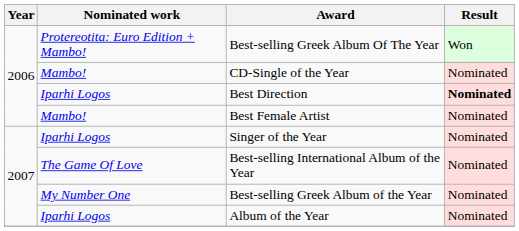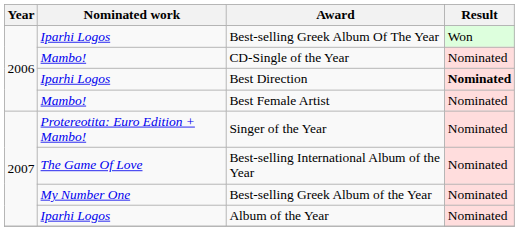(118, 44) Protereotita: Euro Edition + Mambo! -> (75, 36) Iparhi Logos
(75, 136) Iparhi Logos -> (118, 129) Protereotita: Euro Edition + Mambo!
